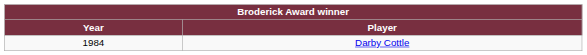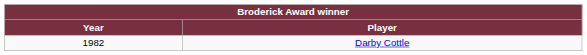(93, 43) 1984 -> (93, 43) 1982
